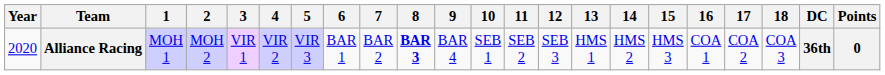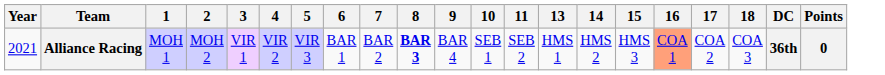- column: (555, 16)
(23, 48) 2020 -> (23, 48) 2021
(706, 48) no background -> (672, 48) lightsalmon background
